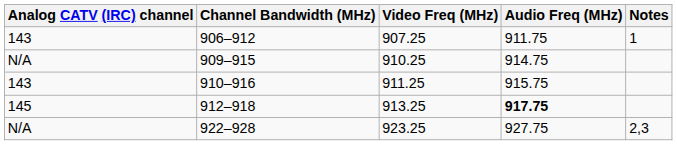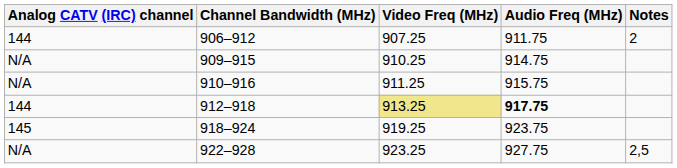(20, 38) 143 -> (20, 38) 144
(633, 38) 1 -> (633, 38) 2
(20, 83) 143 -> (20, 83) N/A
(20, 106) 145 -> (20, 106) 144
(404, 106) no background -> (404, 106) khaki background
+ row: (228, 128)
(639, 128) 2,3 -> (639, 151) 2,5
